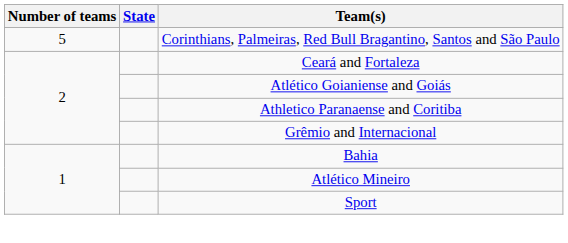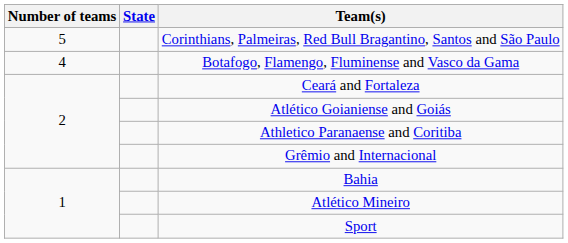+ row: (361, 62)
